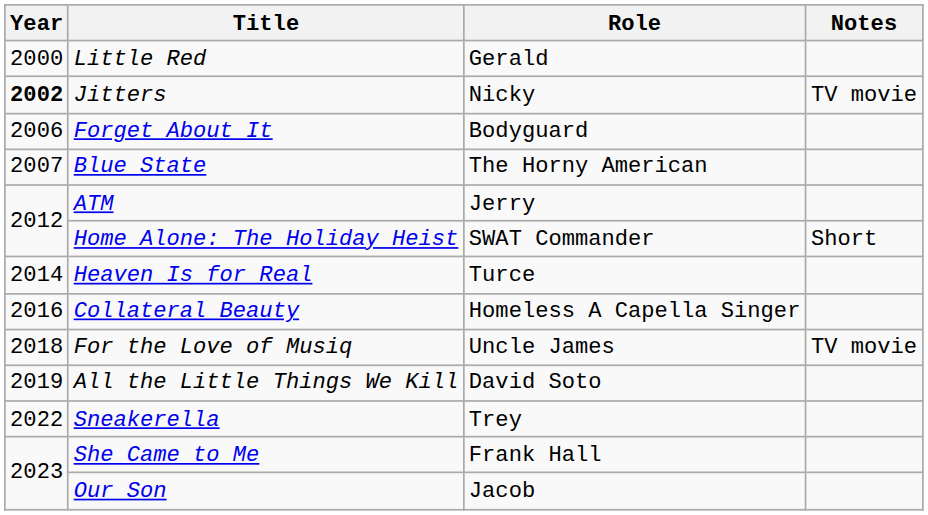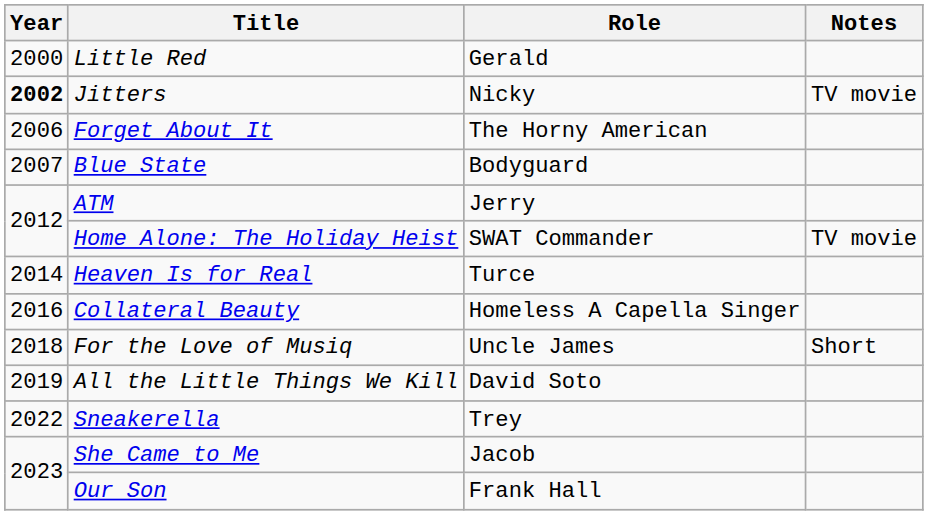(529, 131) Bodyguard -> (588, 131) The Horny American
(588, 167) The Horny American -> (529, 167) Bodyguard
(844, 239) Short -> (864, 239) TV movie
(864, 347) TV movie -> (844, 347) Short
(535, 455) Frank Hall -> (502, 455) Jacob
(502, 491) Jacob -> (535, 491) Frank Hall
